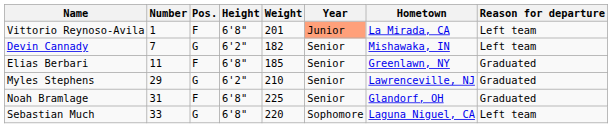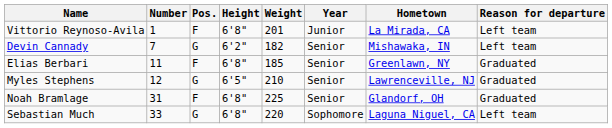(326, 30) lightsalmon background -> (326, 30) no background
(156, 81) 29 -> (156, 81) 12
(235, 81) 6'2" -> (235, 81) 6'5"
